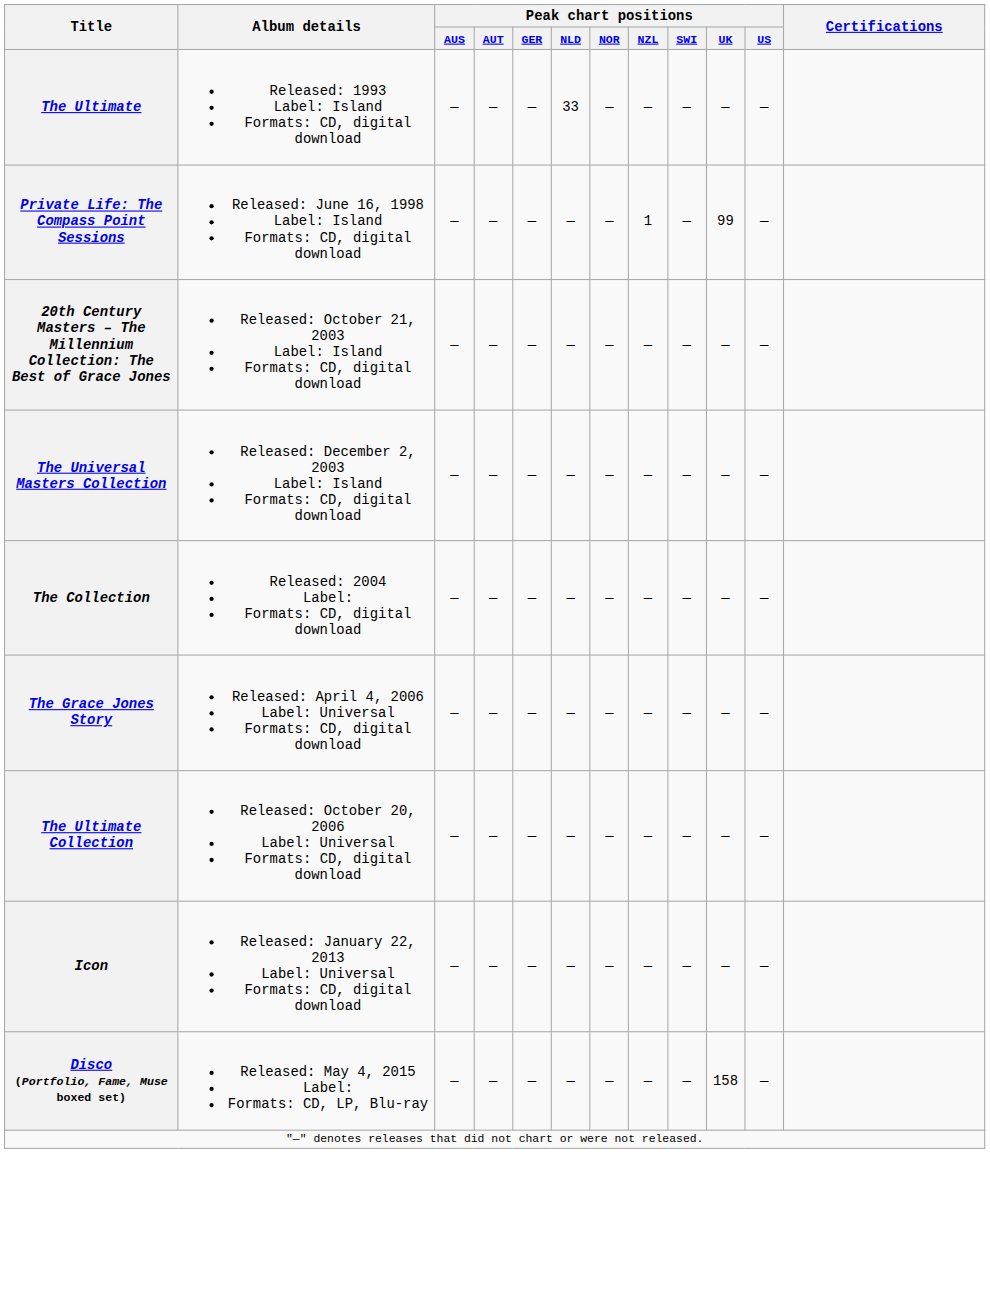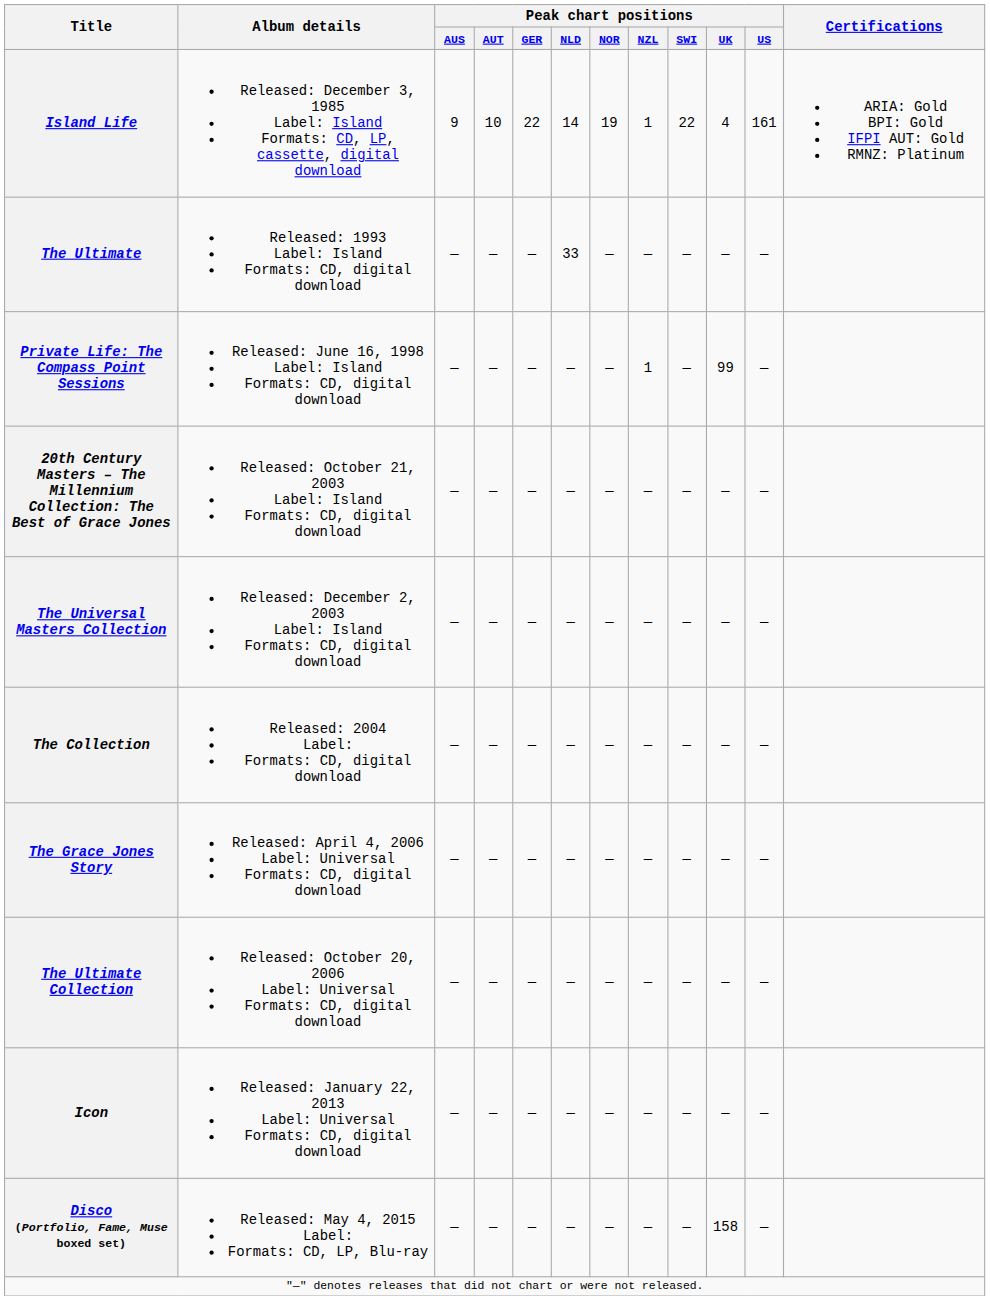+ row: (91, 123)
